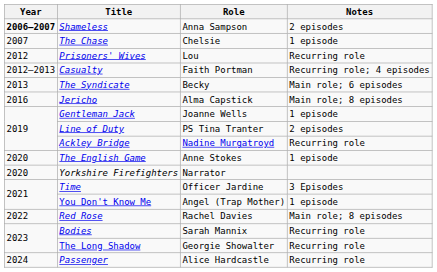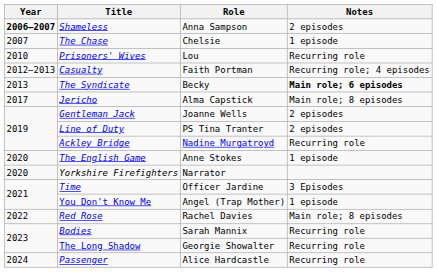(17, 56) 2012 -> (17, 56) 2010
(346, 85) normal -> (346, 85) bold
(17, 99) 2016 -> (17, 99) 2017
(314, 114) 1 episode -> (316, 114) 2 episodes
